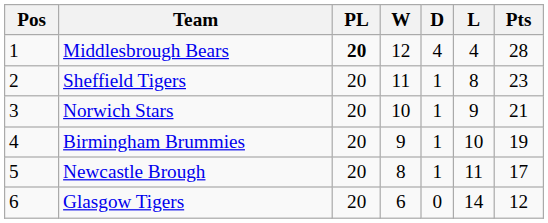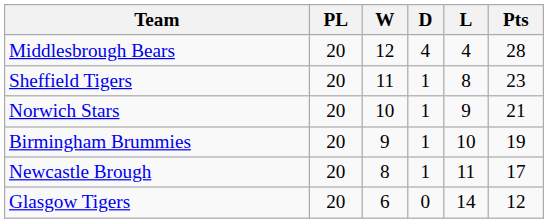- column: (32, 19)
(357, 50) bold -> (336, 50) normal
